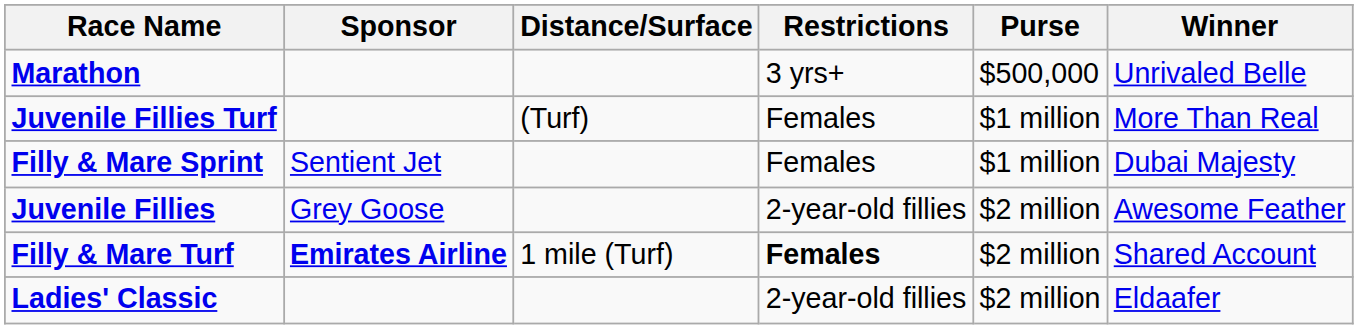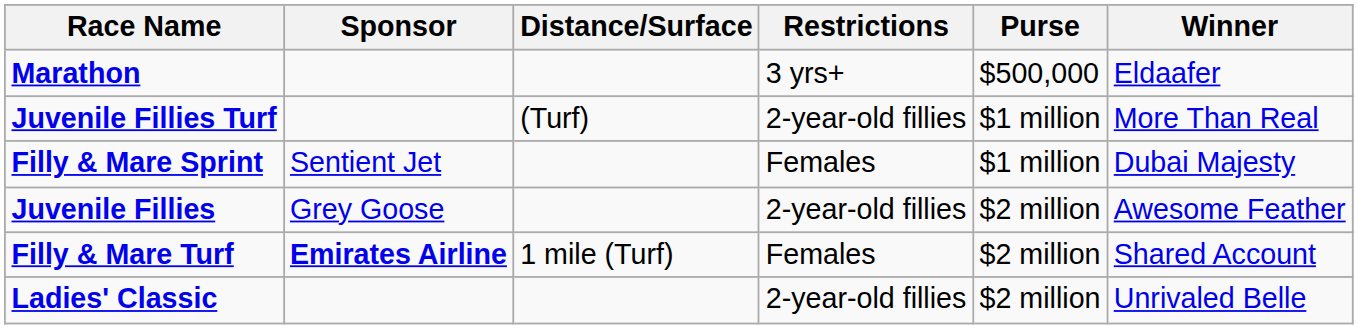(1210, 72) Unrivaled Belle -> (1167, 72) Eldaafer
(821, 118) Females -> (866, 118) 2-year-old fillies
(823, 254) bold -> (821, 254) normal
(1167, 299) Eldaafer -> (1210, 299) Unrivaled Belle
